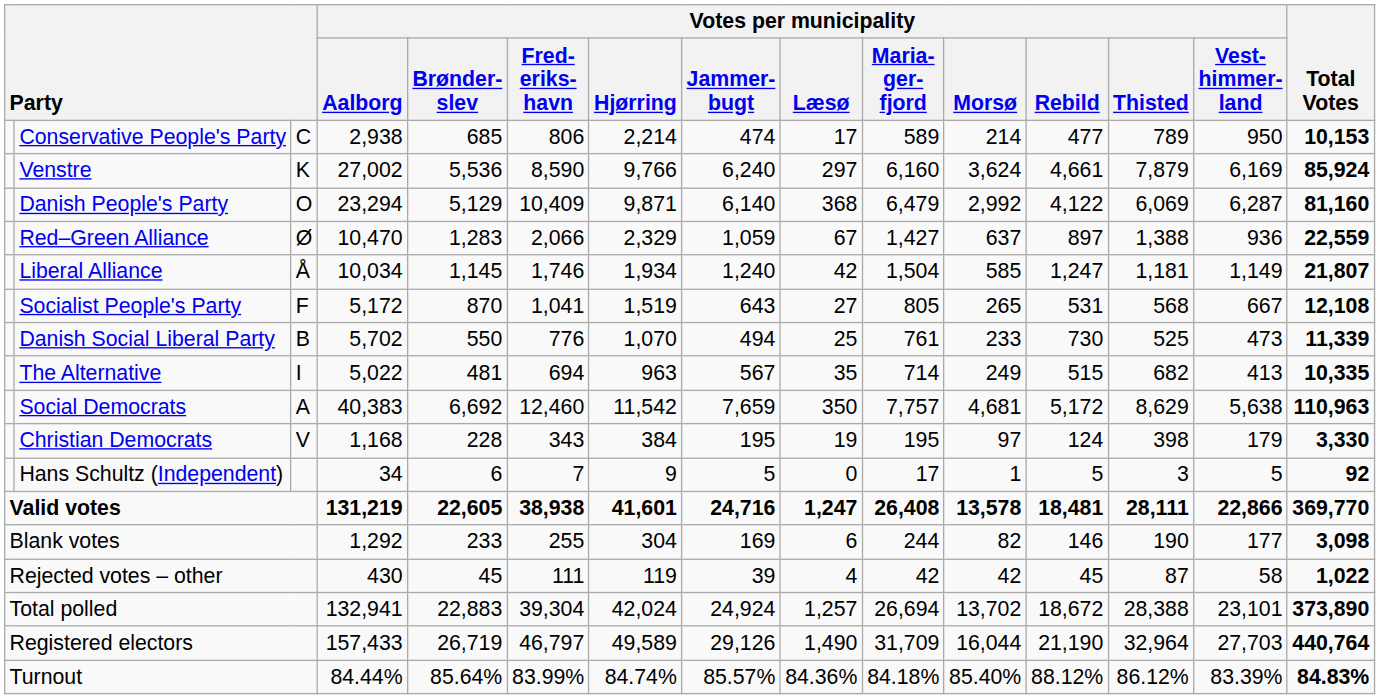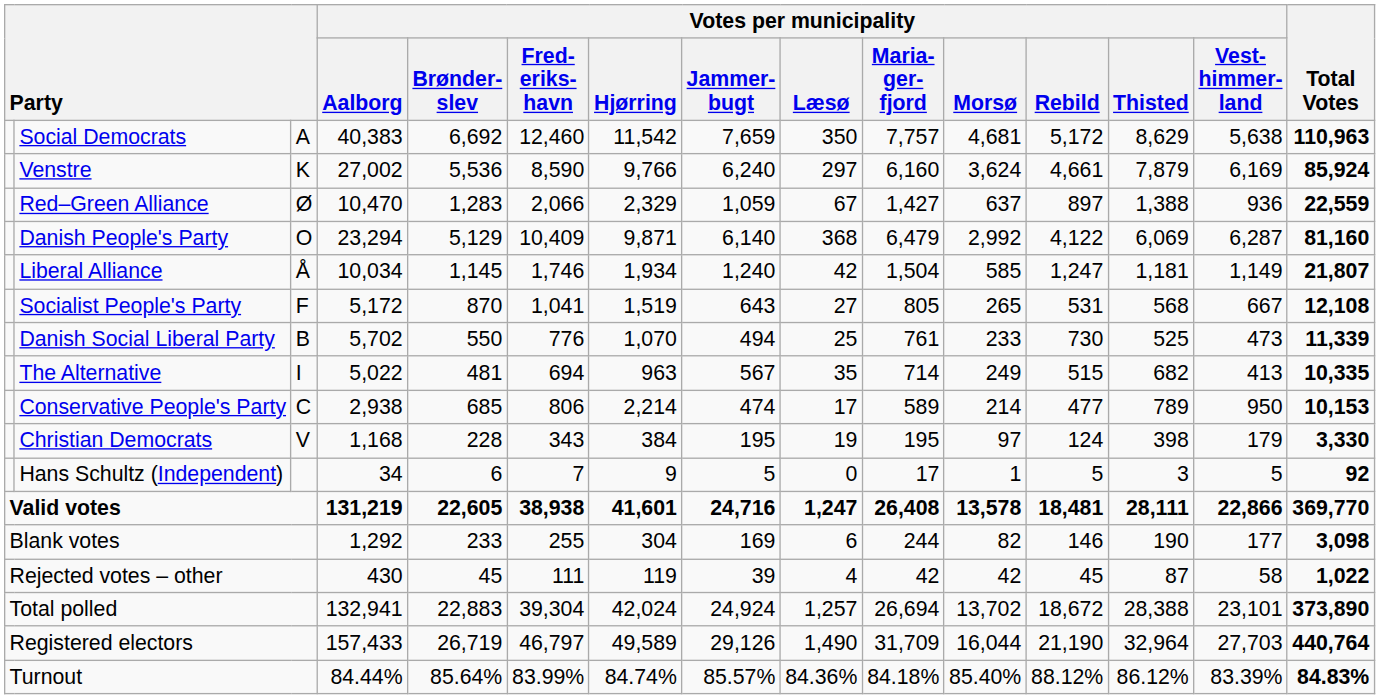rows swapped: (103, 406) <-> (153, 136)
rows swapped: (124, 204) <-> (114, 237)
